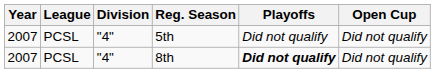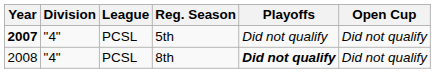columns swapped: (123, 15) <-> (67, 15)
(22, 36) normal -> (22, 36) bold
(22, 57) 2007 -> (22, 57) 2008
